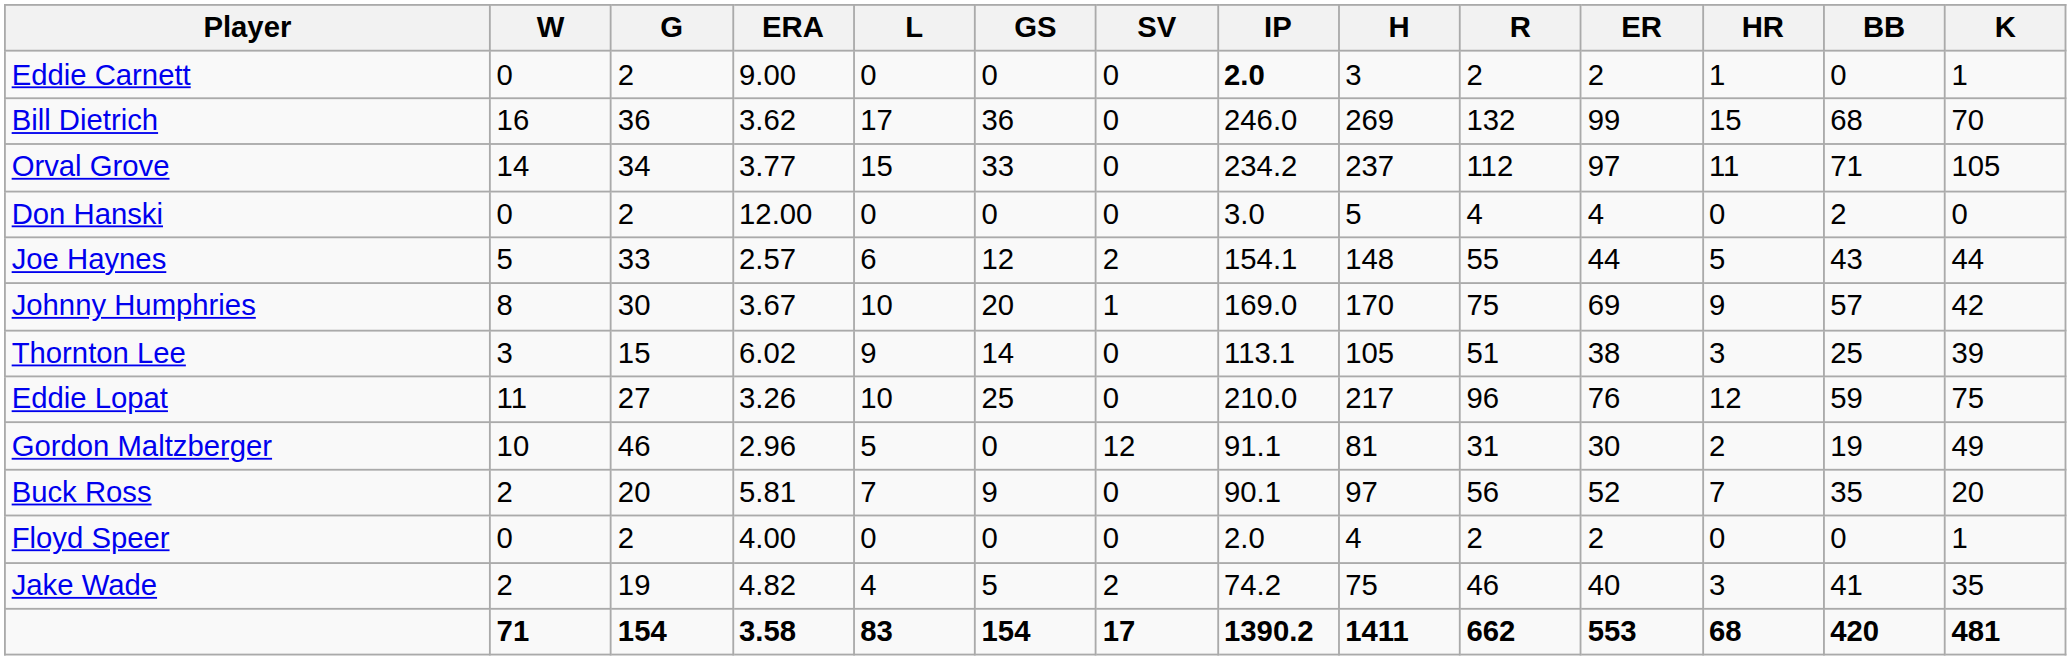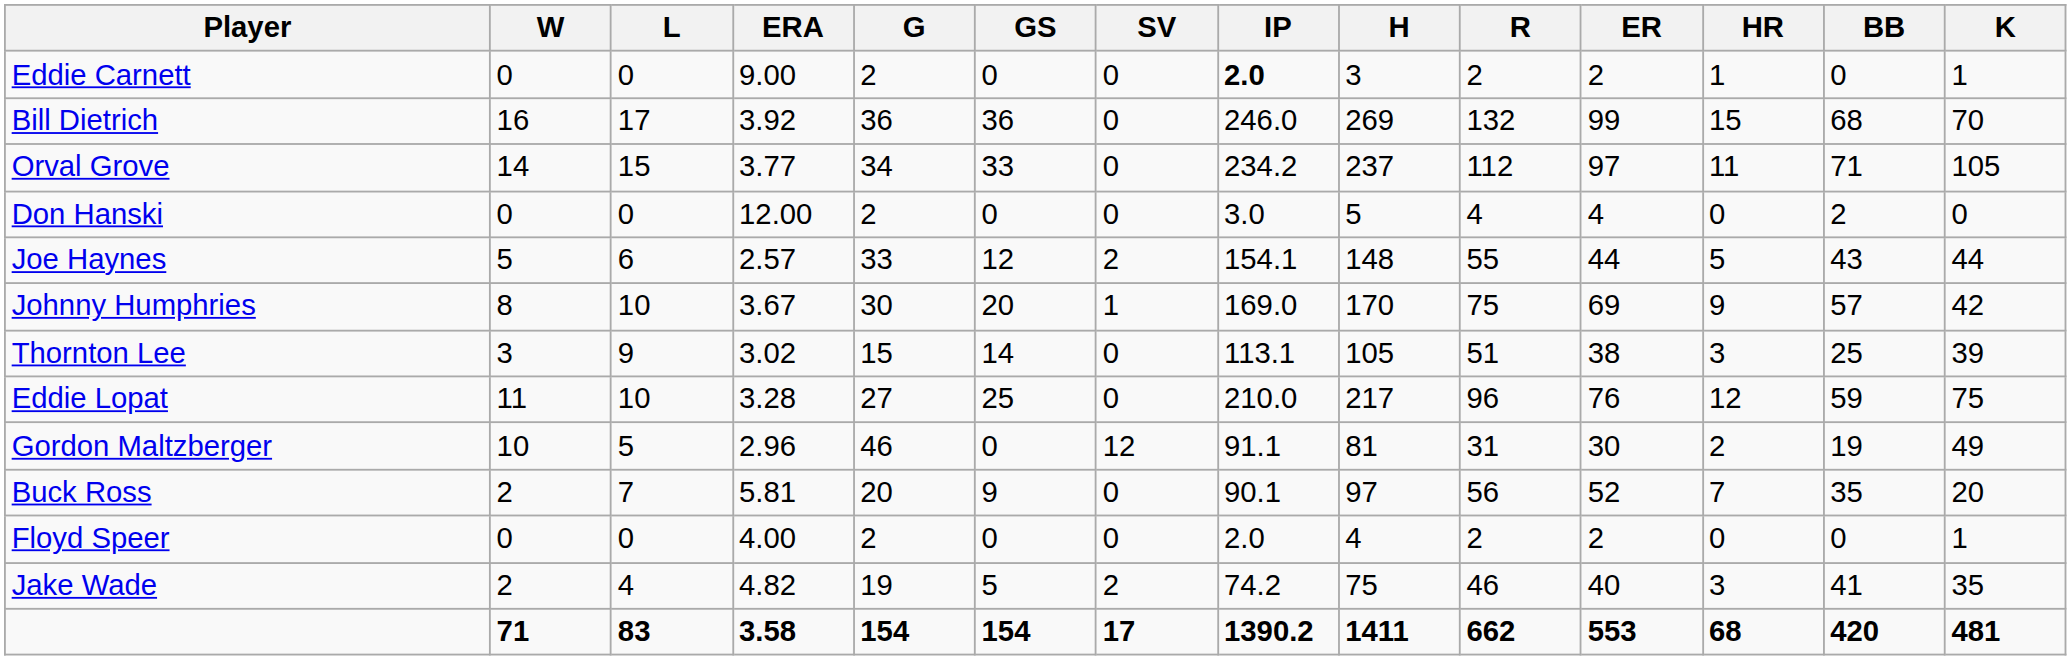columns swapped: (914, 27) <-> (672, 27)
(768, 120) 3.62 -> (768, 120) 3.92
(768, 352) 6.02 -> (768, 352) 3.02
(768, 399) 3.26 -> (768, 399) 3.28
